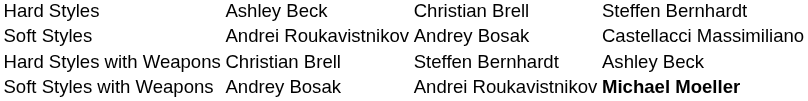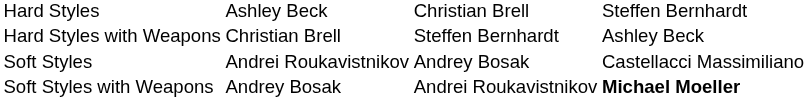rows swapped: (48, 36) <-> (112, 61)
